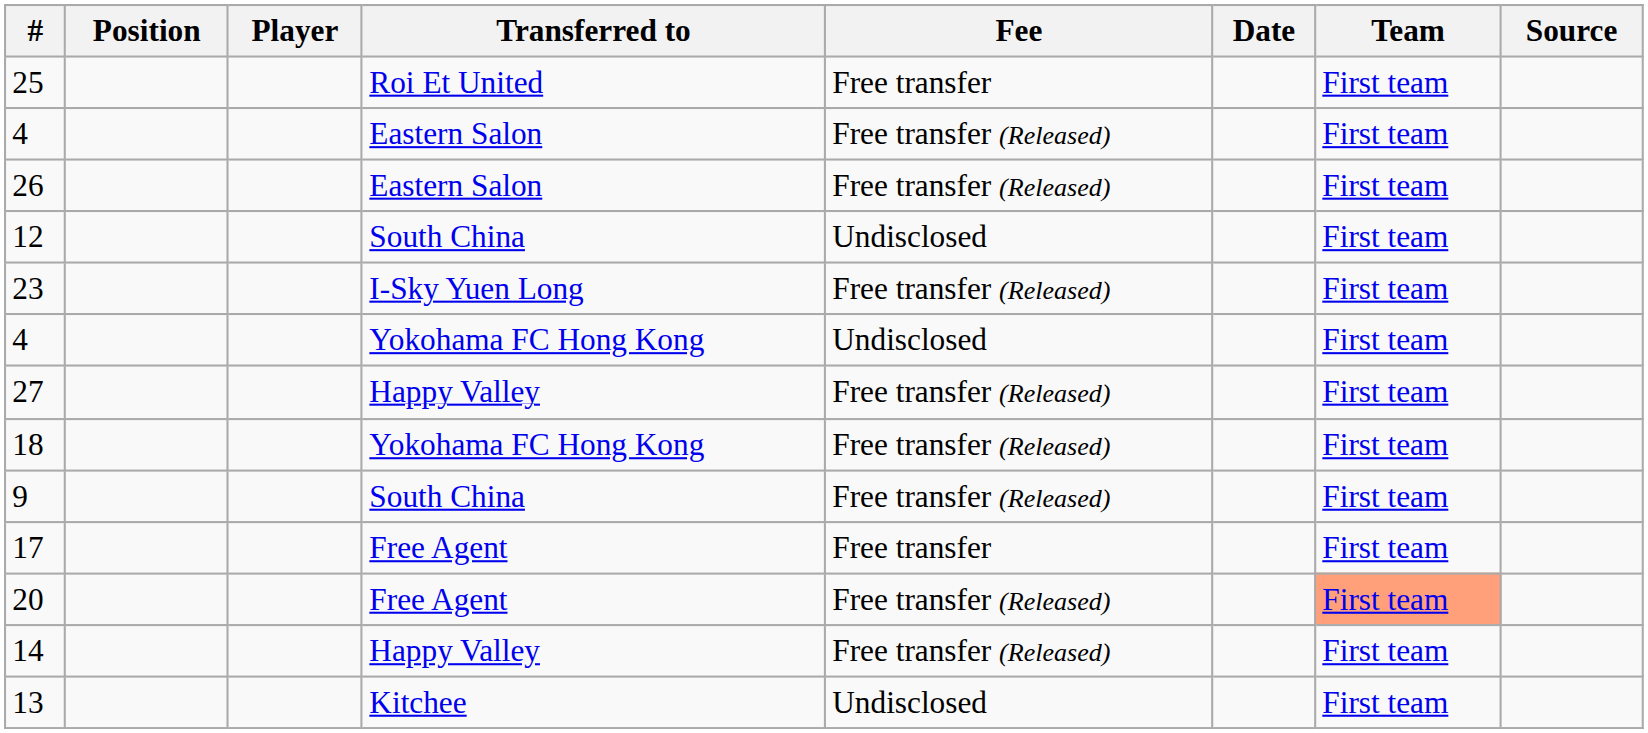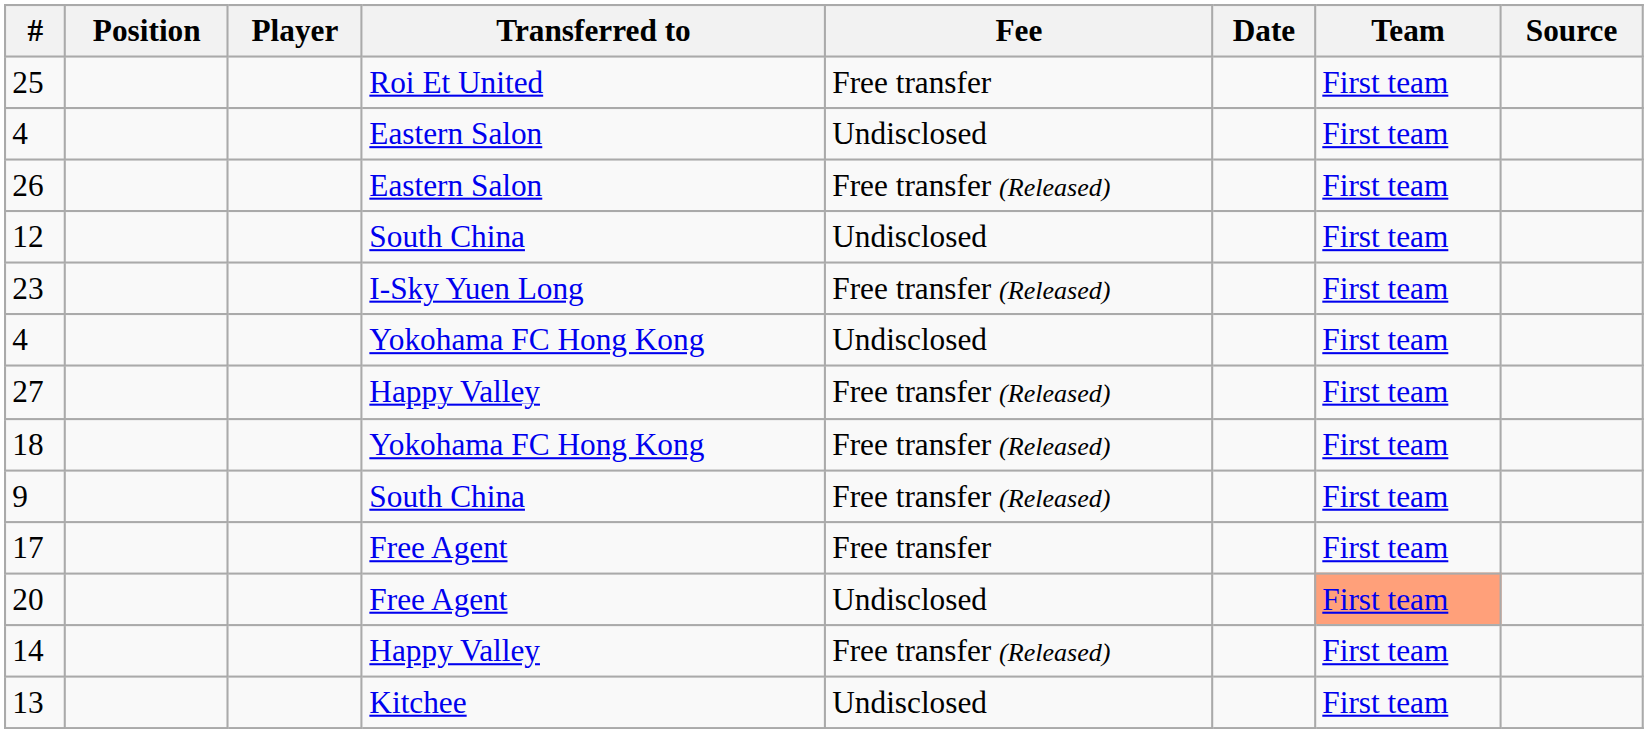(971, 133) Free transfer (Released) -> (910, 133) Undisclosed
(971, 598) Free transfer (Released) -> (910, 598) Undisclosed
